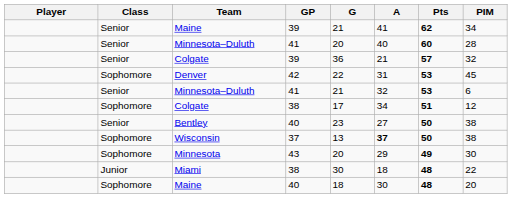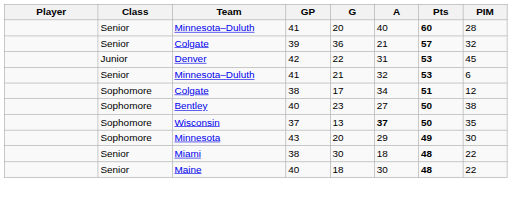- row: (188, 28)
(126, 75) Sophomore -> (114, 59) Junior
(115, 122) Senior -> (126, 106) Sophomore
(471, 138) 38 -> (471, 122) 35
(114, 169) Junior -> (115, 153) Senior
(126, 185) Sophomore -> (115, 169) Senior
(471, 185) 20 -> (471, 169) 22
